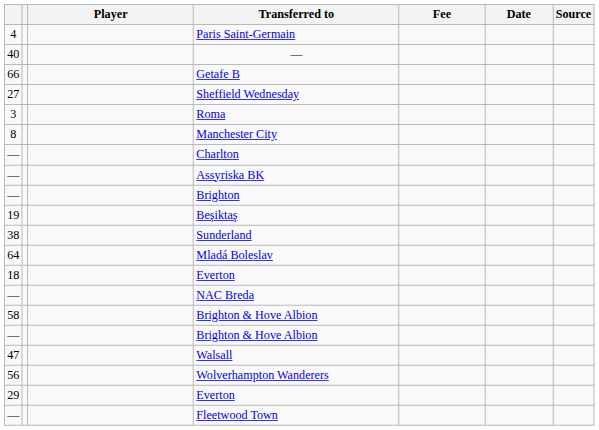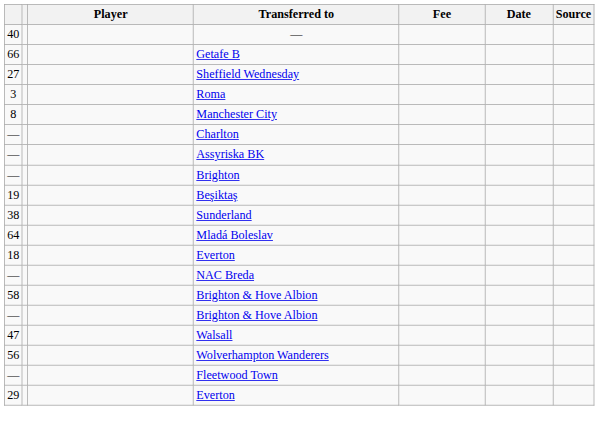- row: (13, 34)
rows swapped: (13, 395) <-> (13, 415)
